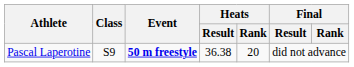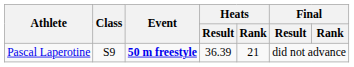(218, 52) 36.38 -> (218, 52) 36.39
(253, 52) 20 -> (253, 52) 21
